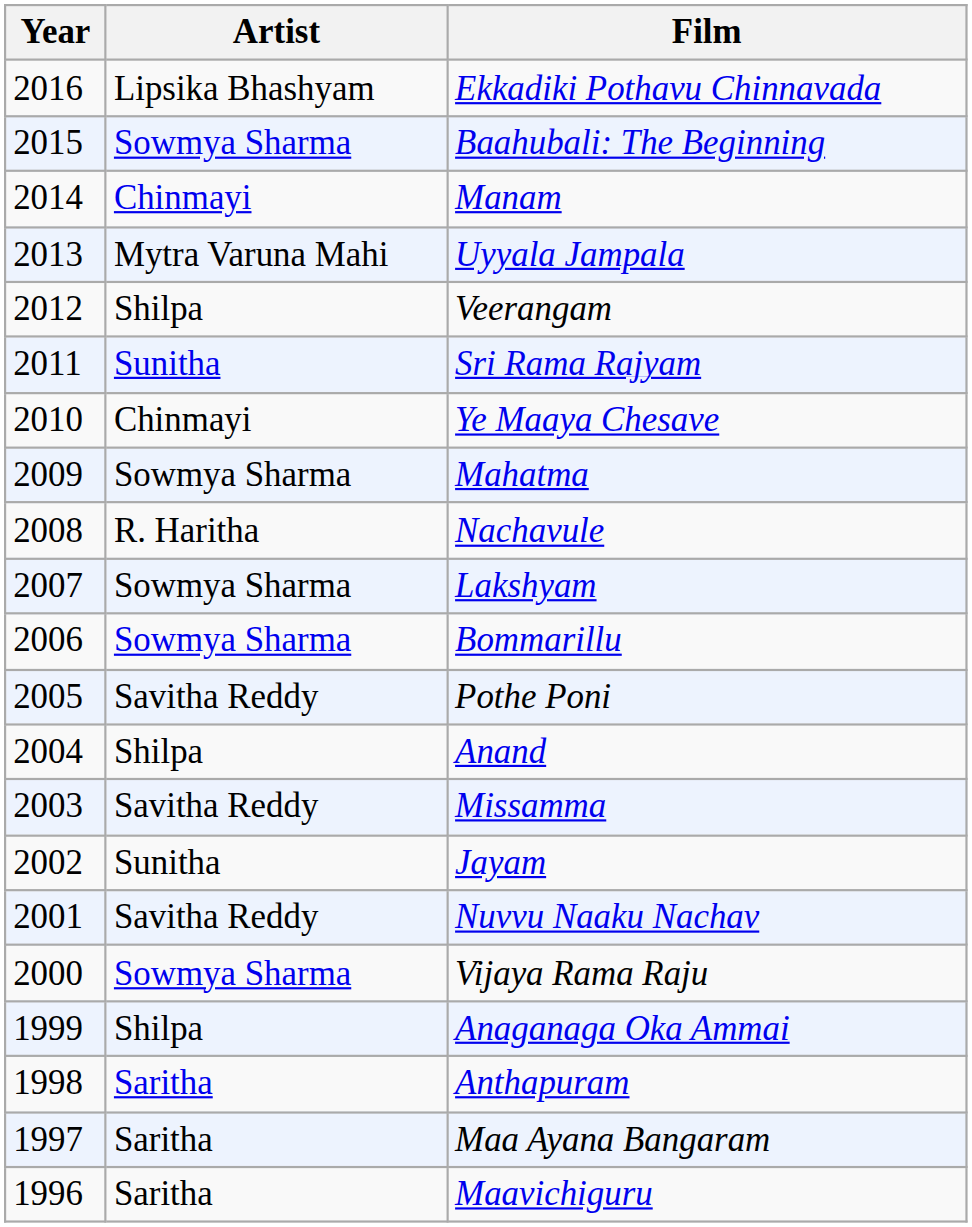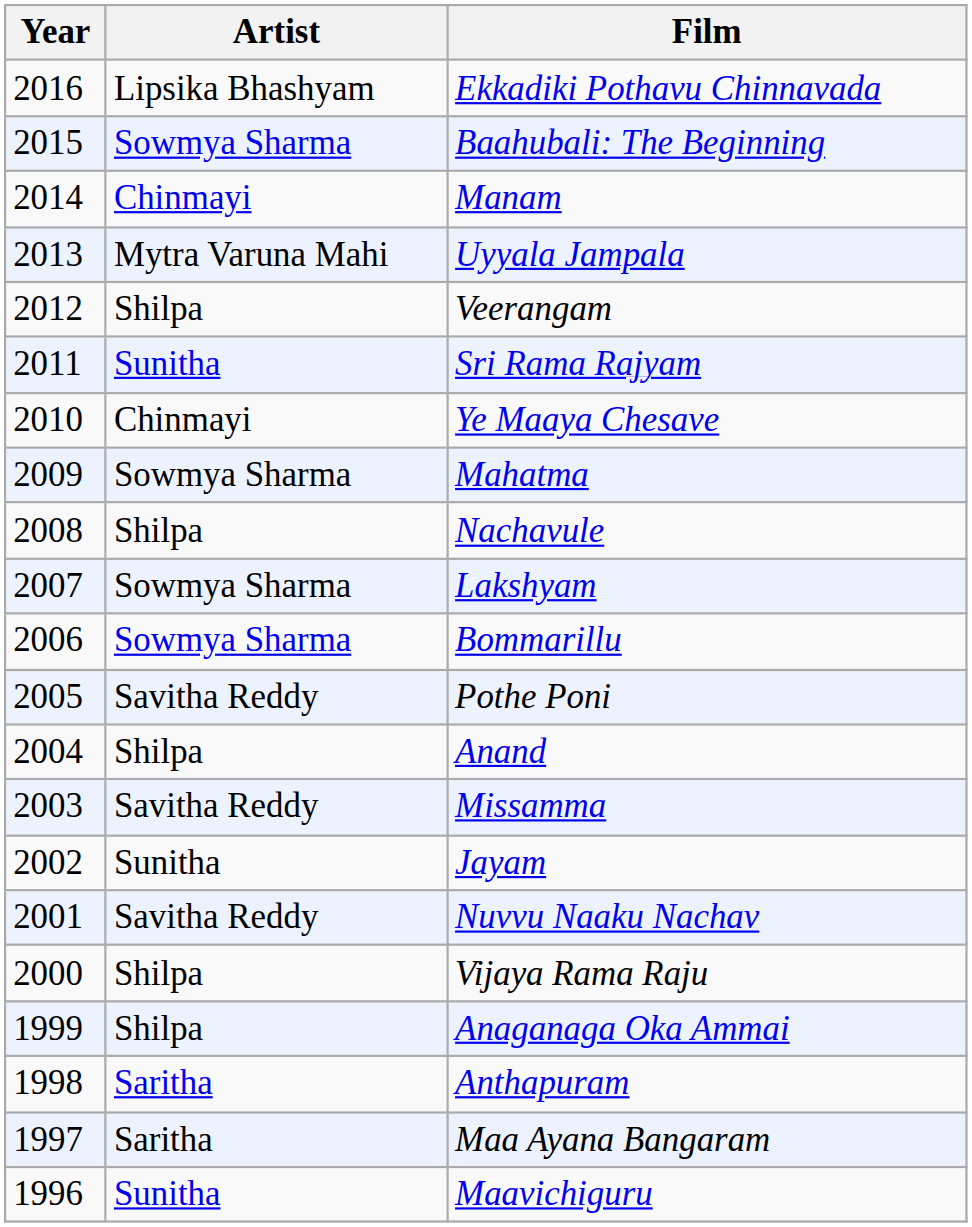(187, 530) R. Haritha -> (158, 530) Shilpa
(233, 972) Sowmya Sharma -> (158, 972) Shilpa
(163, 1193) Saritha -> (167, 1193) Sunitha
